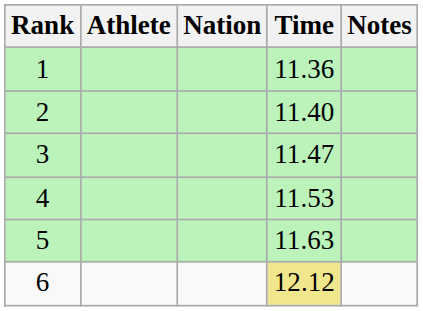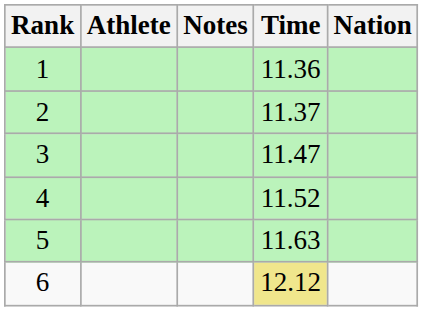columns swapped: (222, 25) <-> (379, 25)
(304, 111) 11.40 -> (291, 111) 11.37
(304, 197) 11.53 -> (291, 197) 11.52
